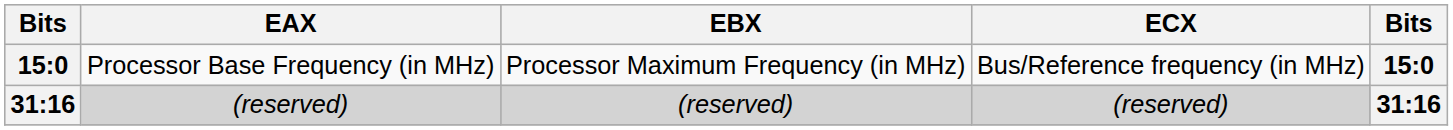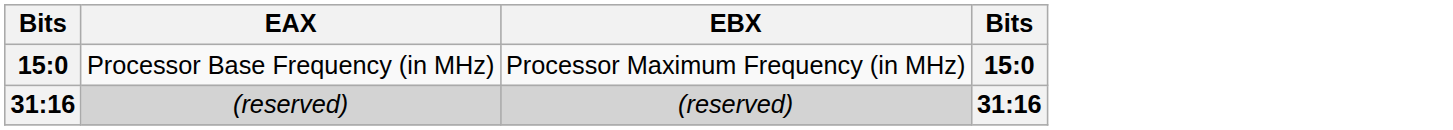- column: (1171, 24)
